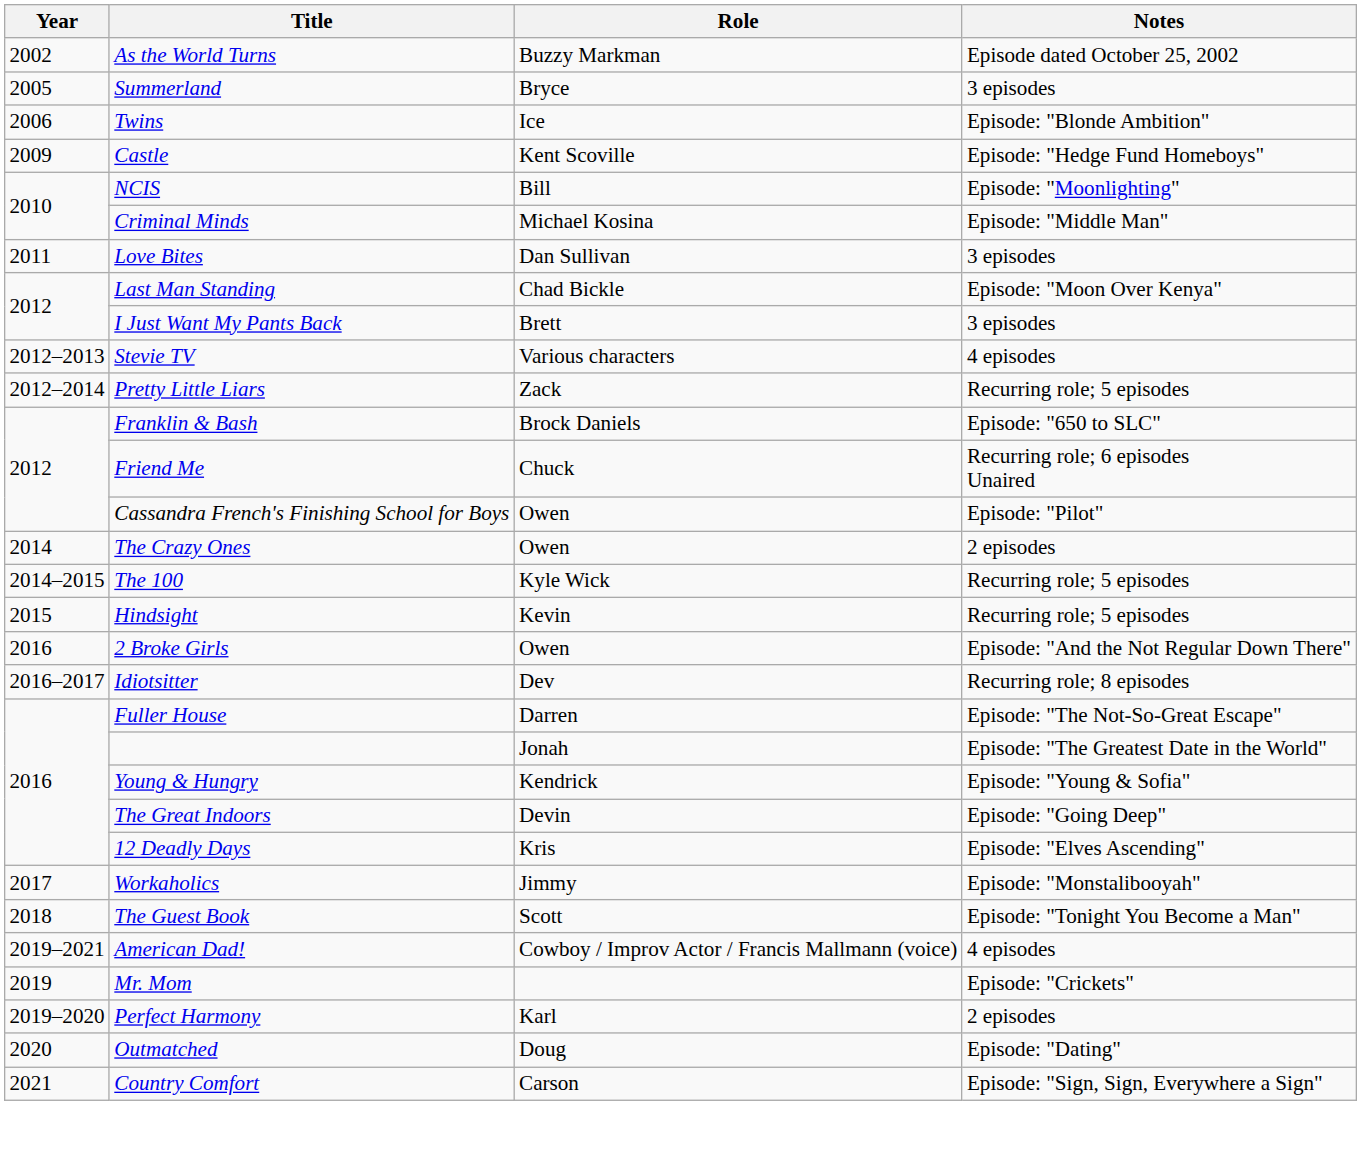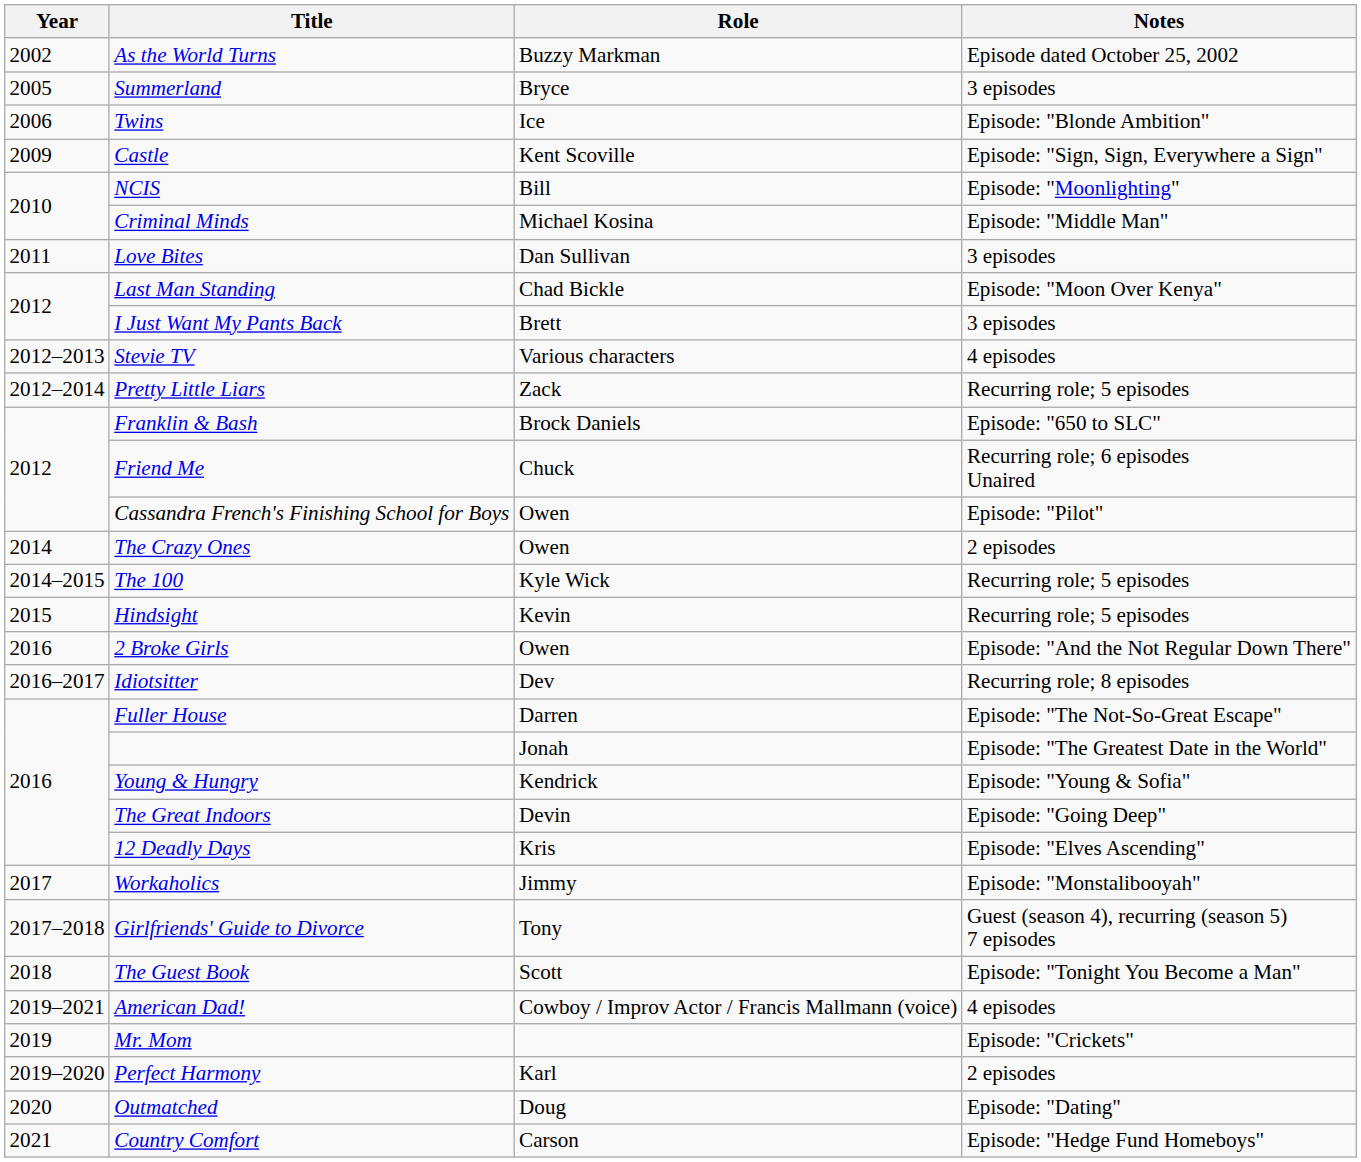(1115, 155) Episode: "Hedge Fund Homeboys" -> (1145, 155) Episode: "Sign, Sign, Everywhere a Sign"
+ row: (239, 927)
(1145, 1083) Episode: "Sign, Sign, Everywhere a Sign" -> (1115, 1140) Episode: "Hedge Fund Homeboys"
